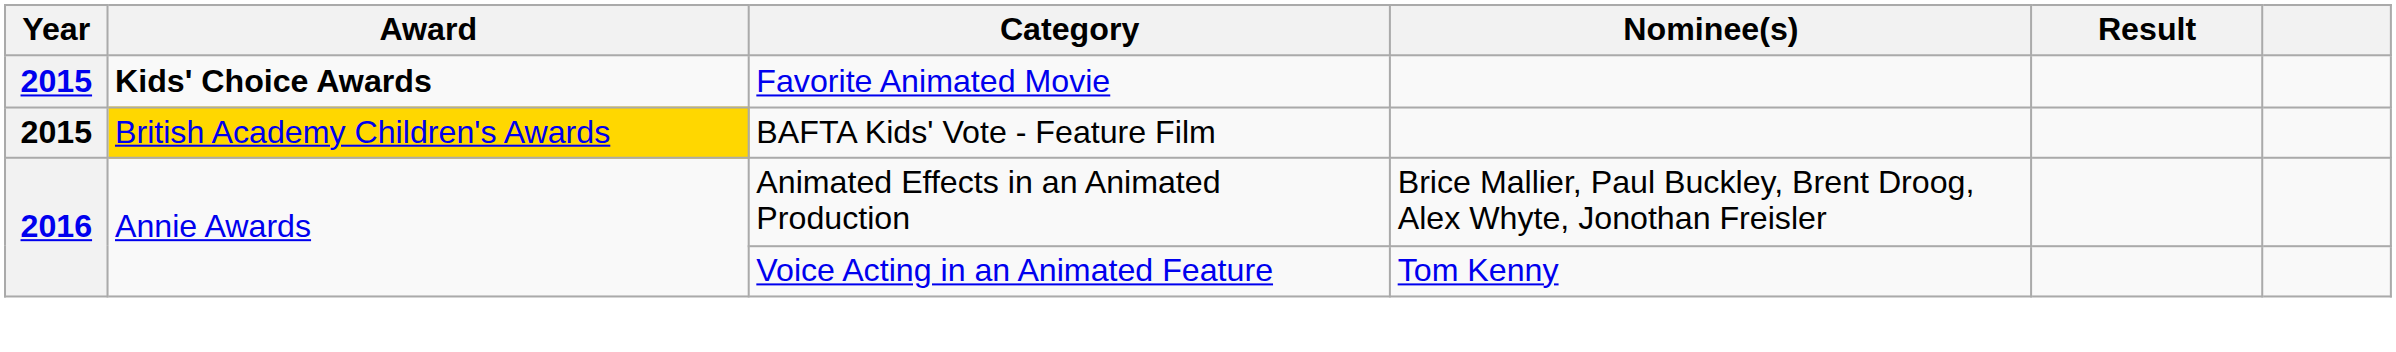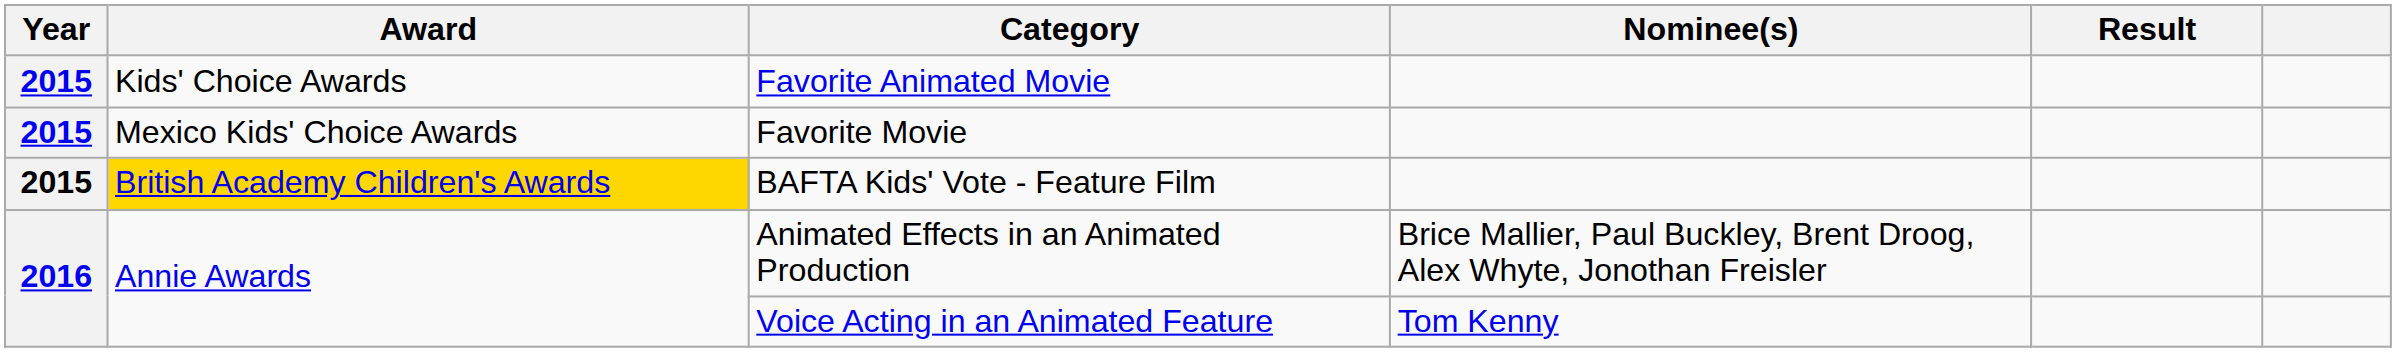(273, 81) bold -> (261, 81) normal
+ row: (862, 132)
